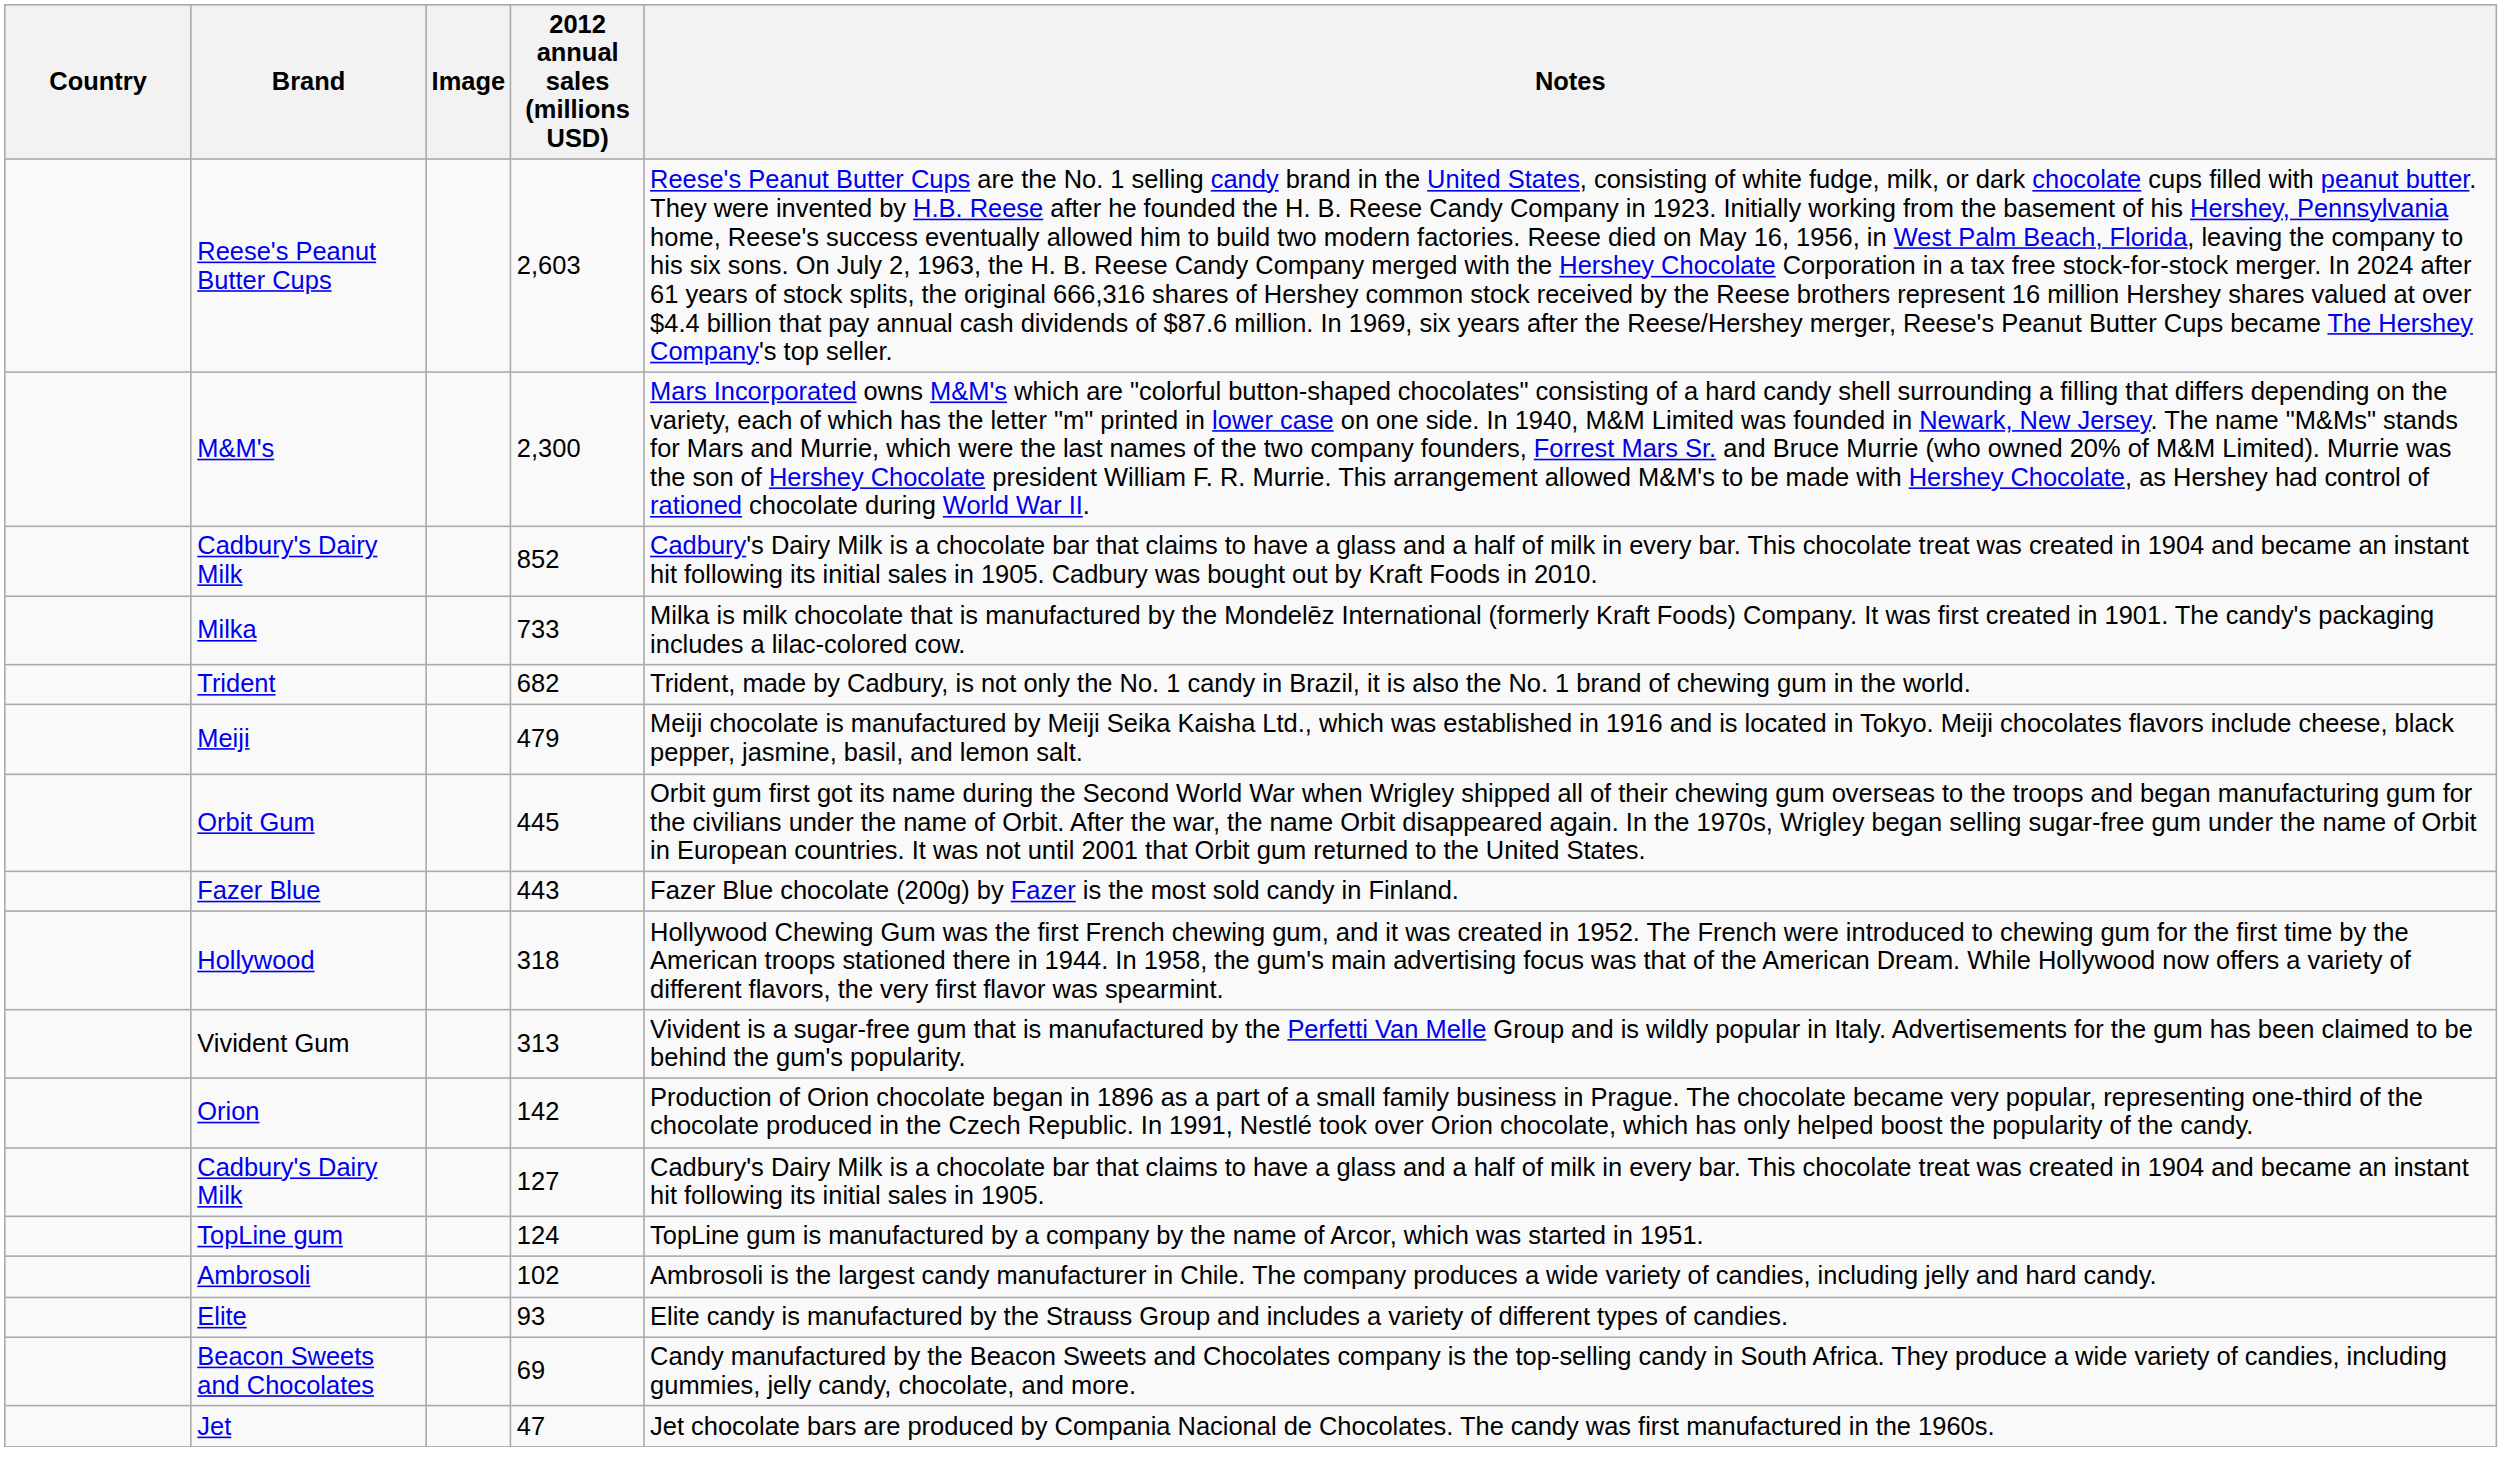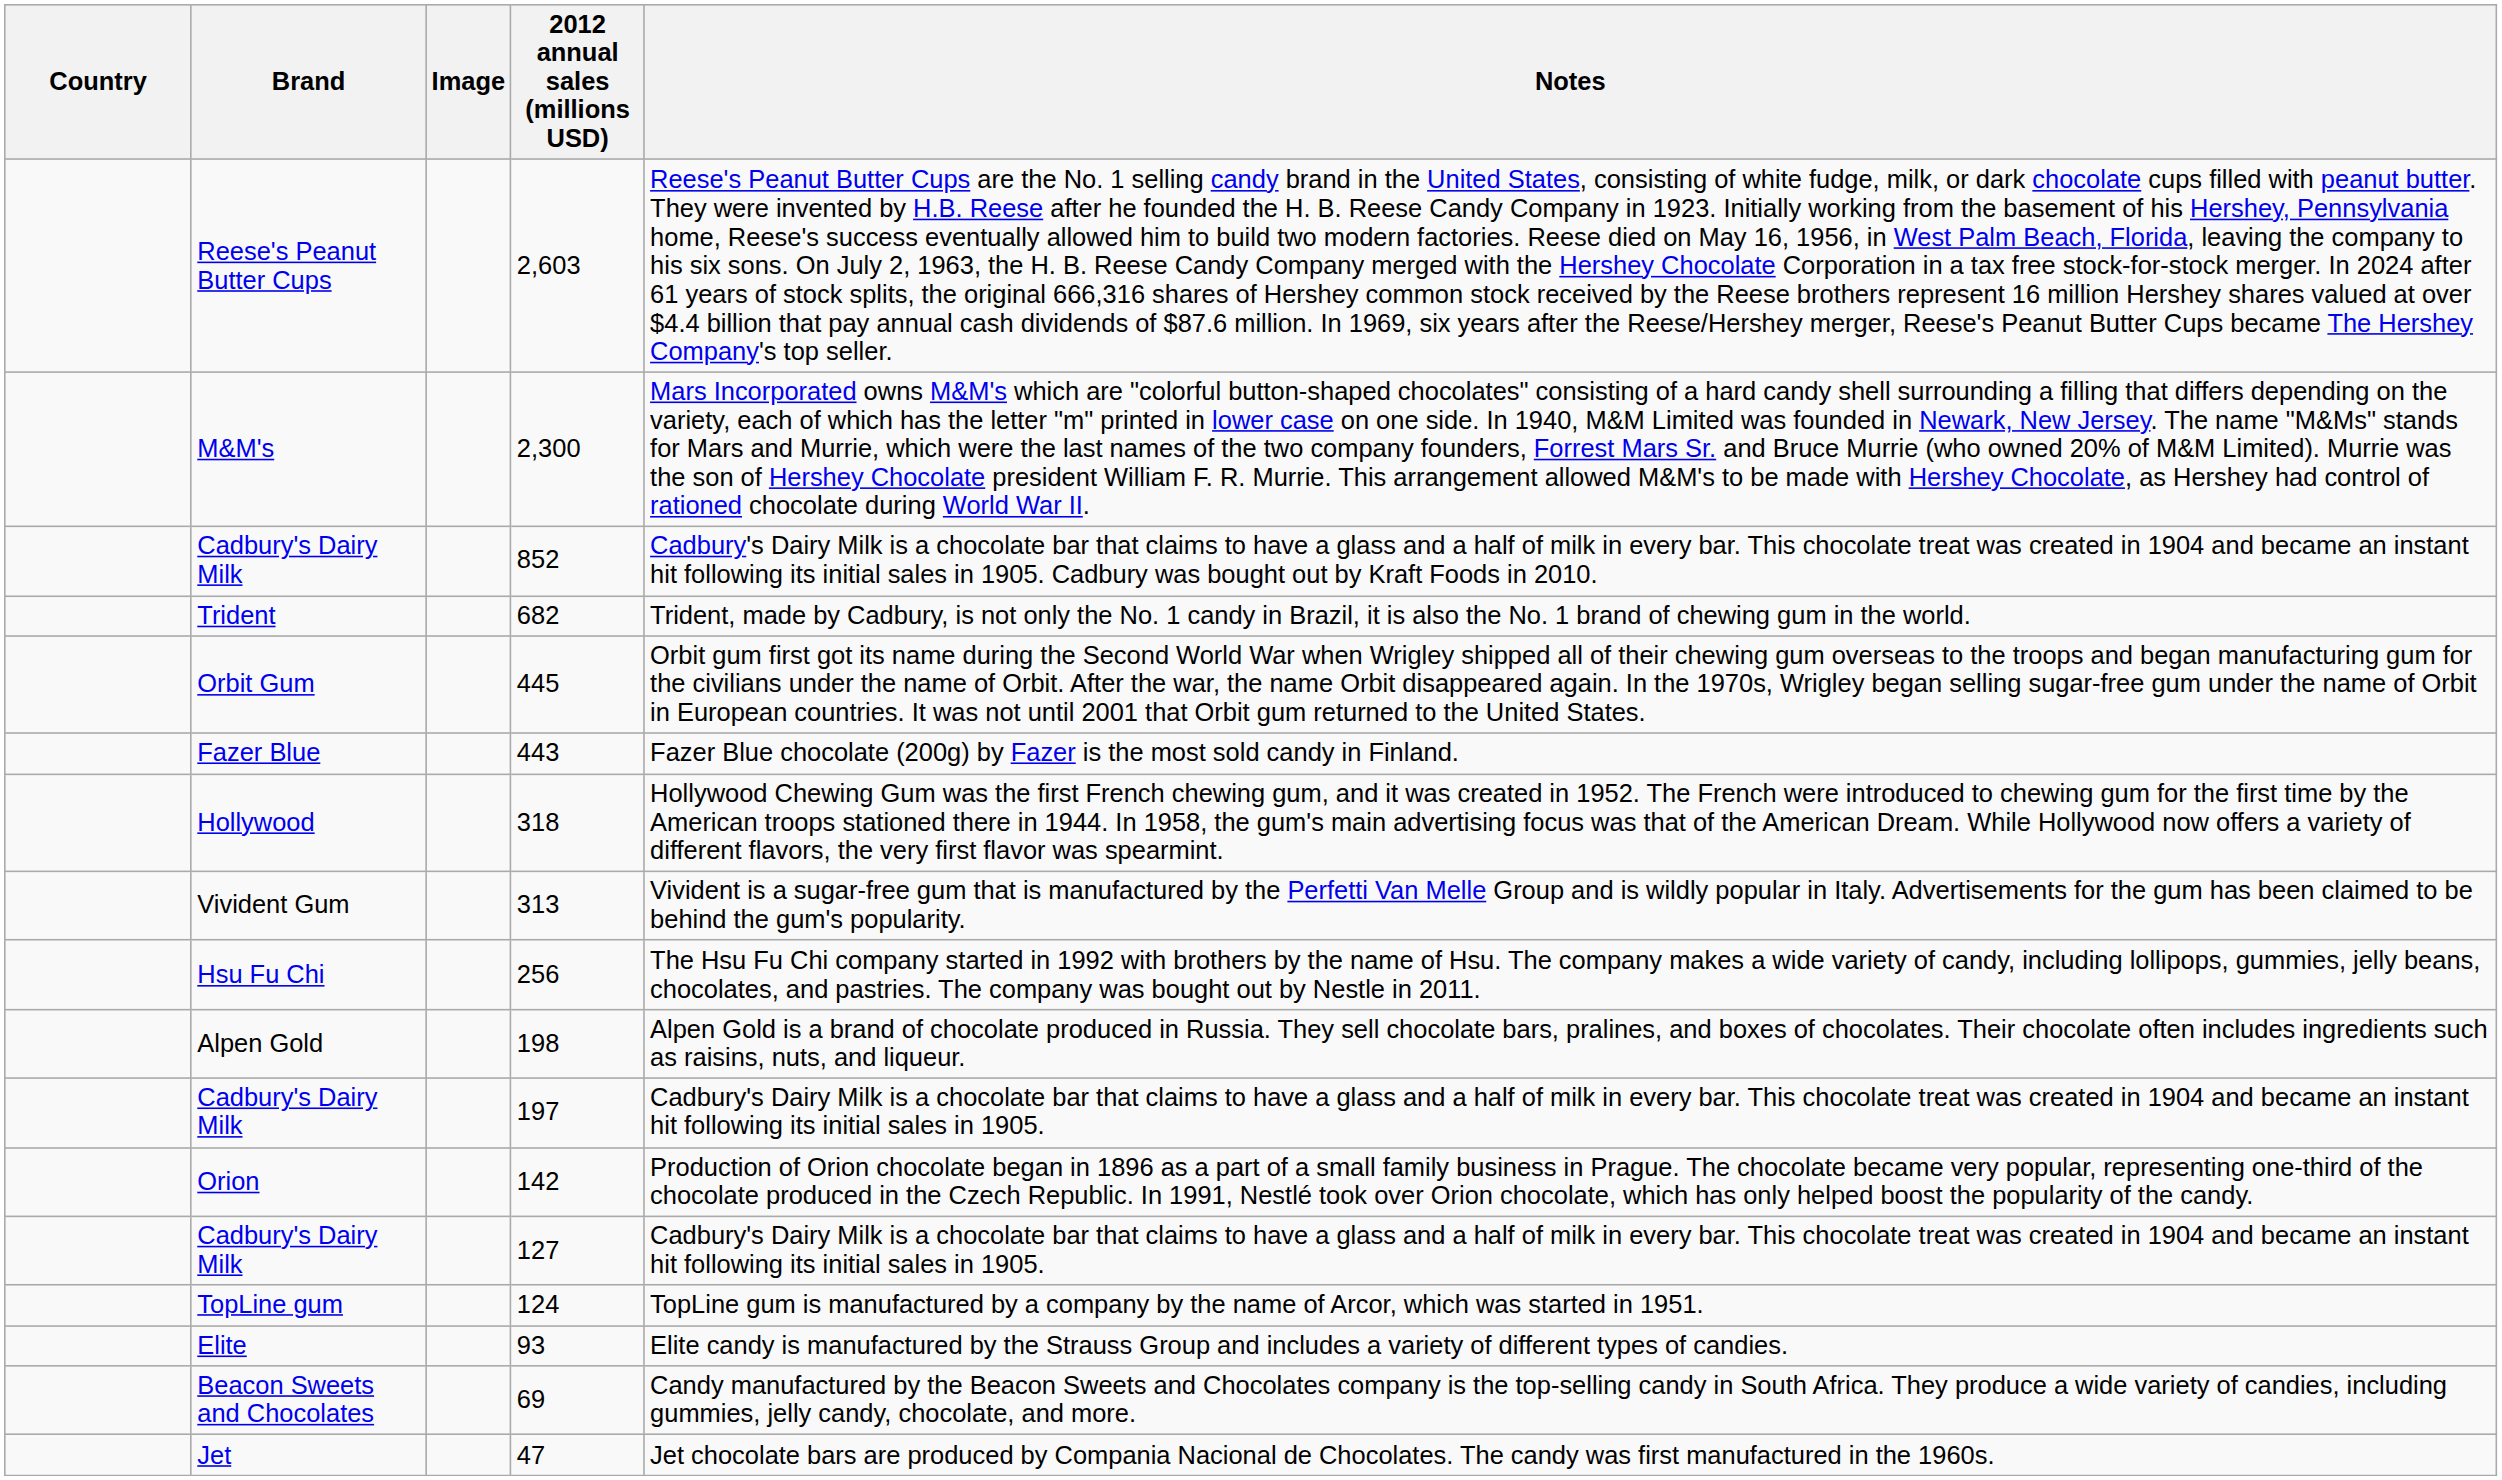- row: (227, 629)
- row: (223, 738)
+ row: (261, 974)
+ row: (260, 1043)
+ row: (287, 1112)
- row: (254, 1276)
